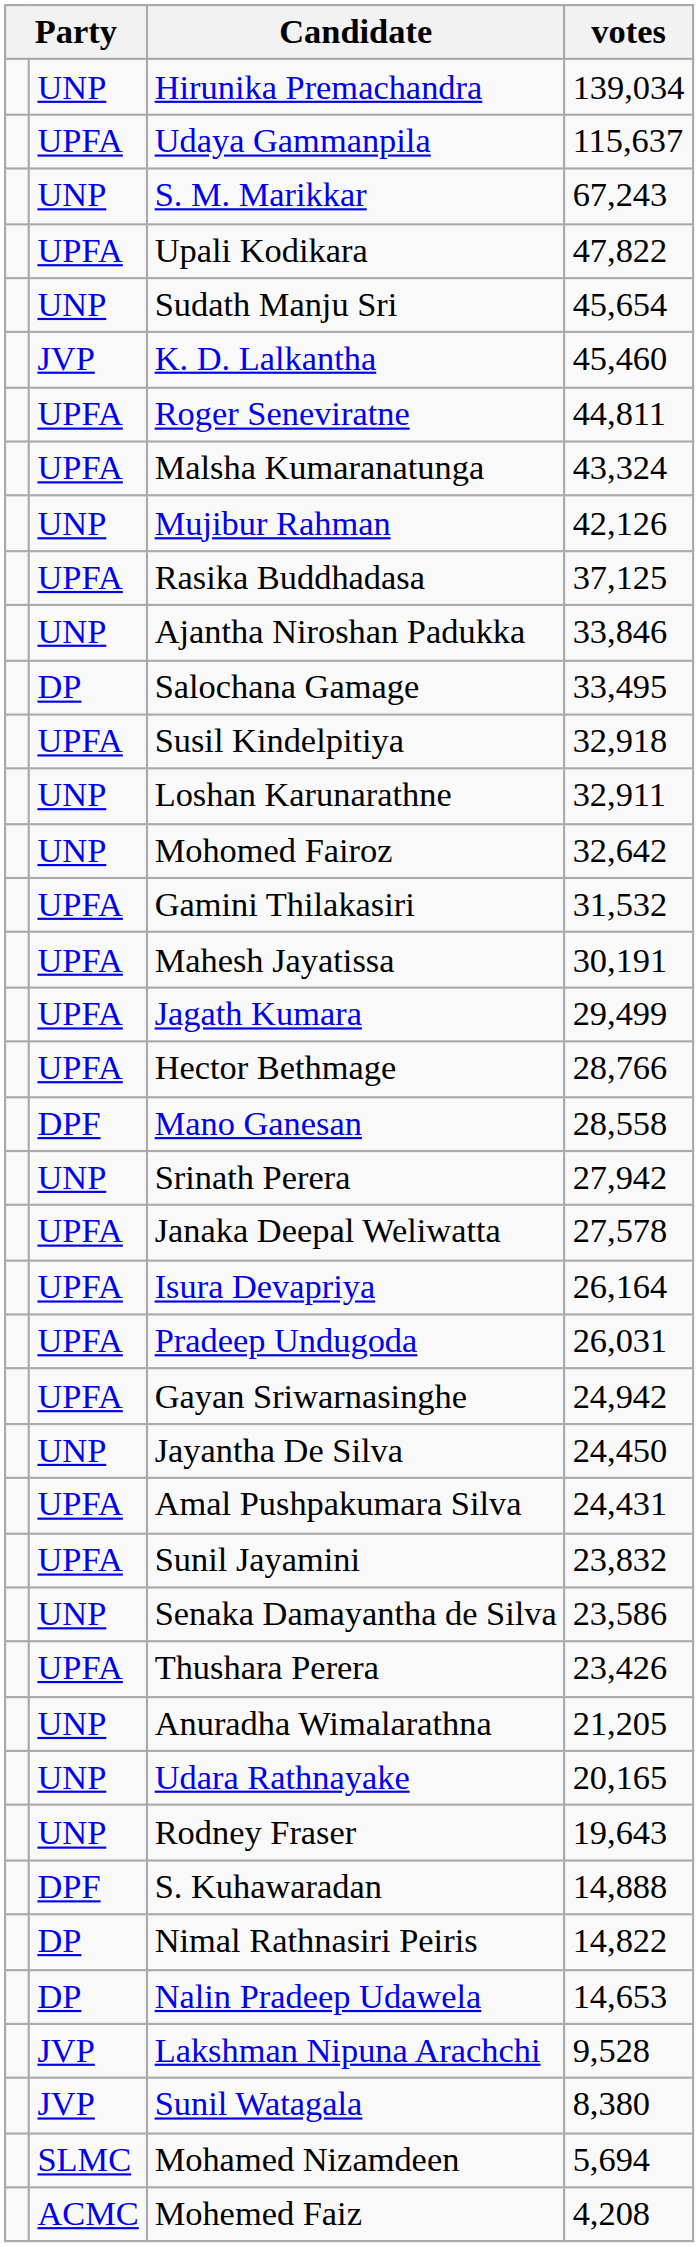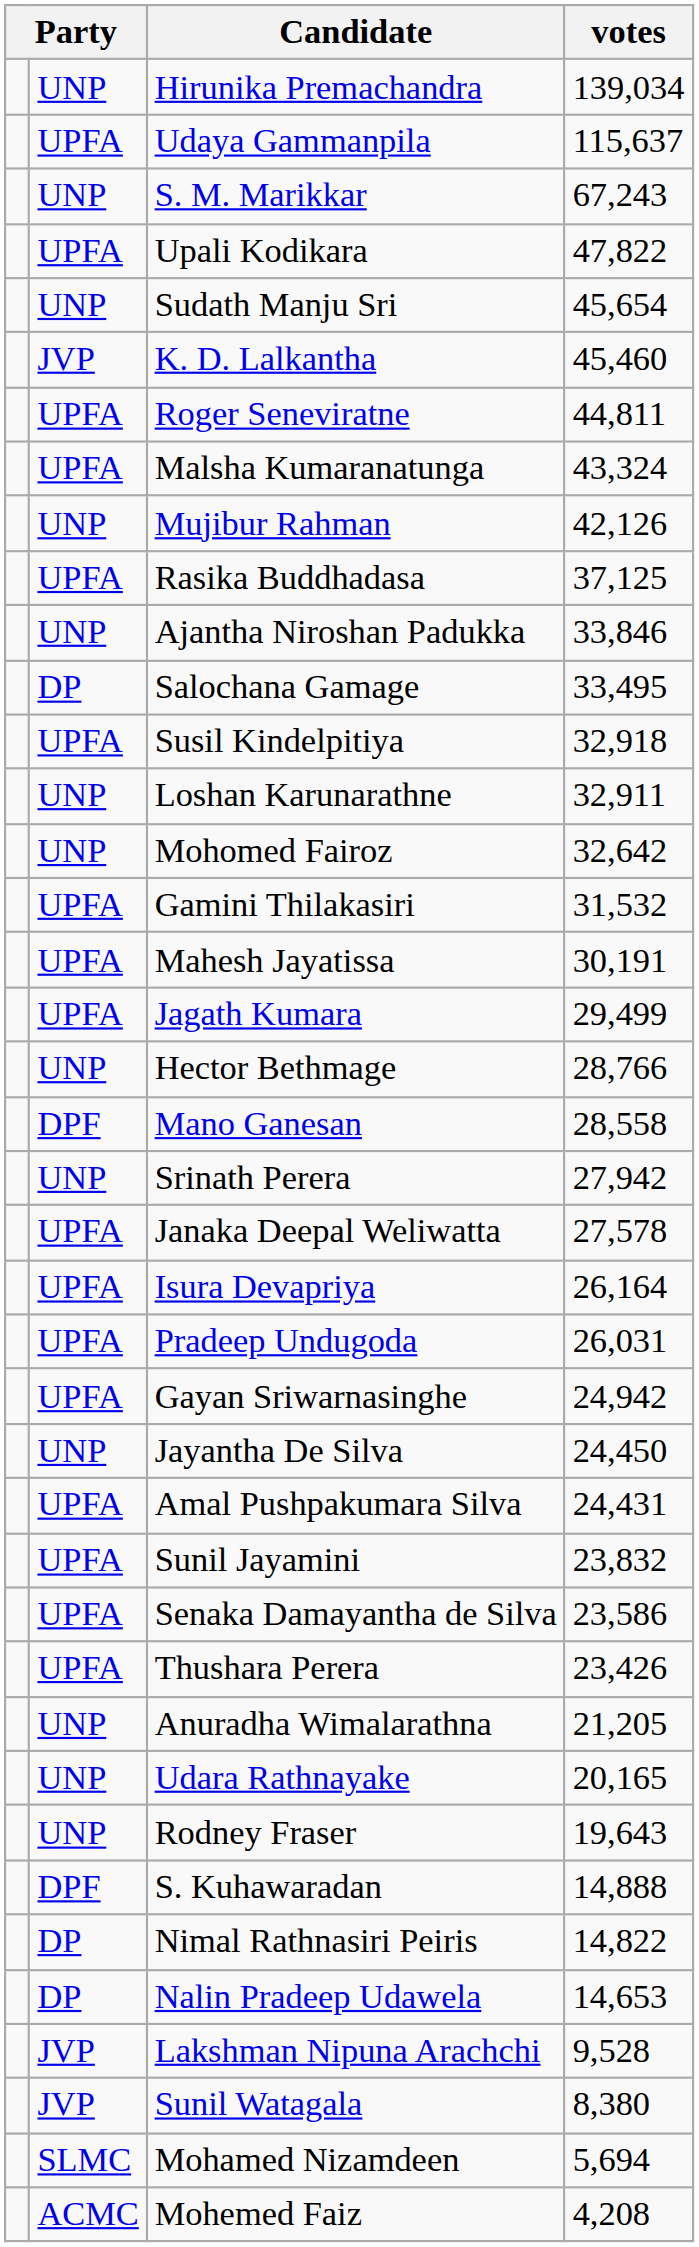(80, 1068) UPFA -> (72, 1068) UNP
(72, 1613) UNP -> (80, 1613) UPFA
